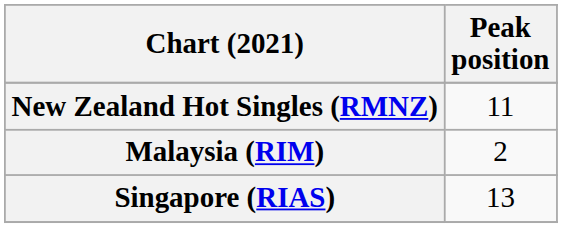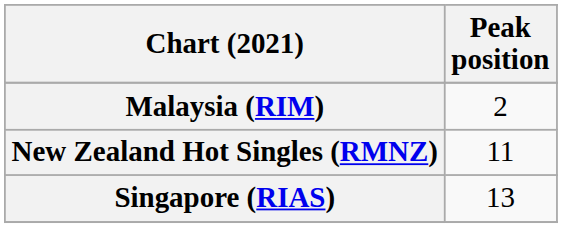rows swapped: (225, 151) <-> (225, 105)
